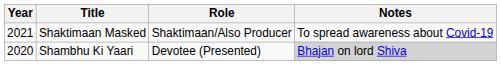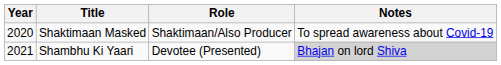(20, 32) 2021 -> (20, 32) 2020
(20, 51) 2020 -> (20, 51) 2021
